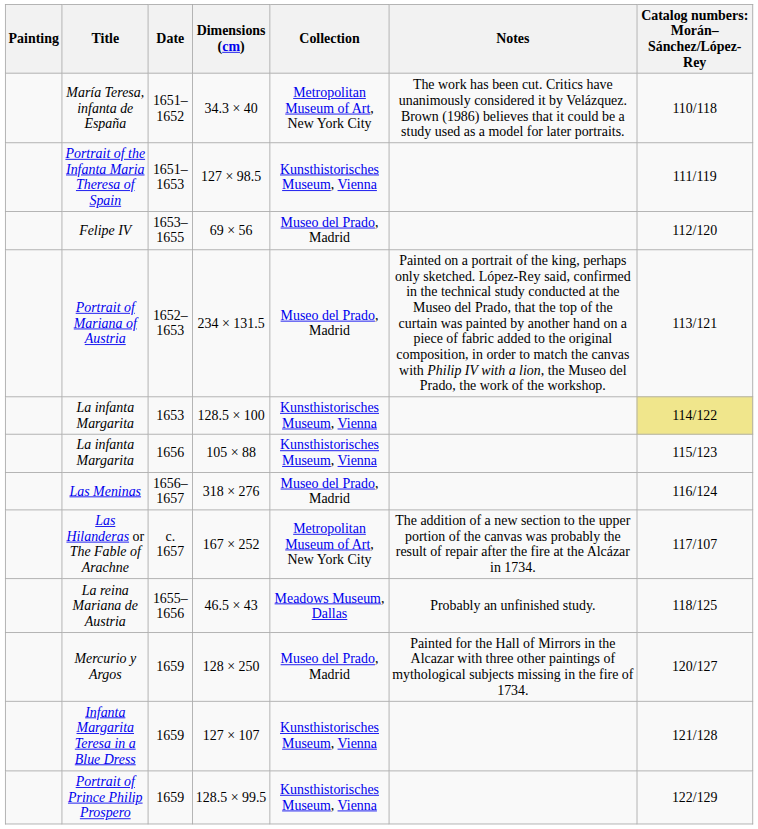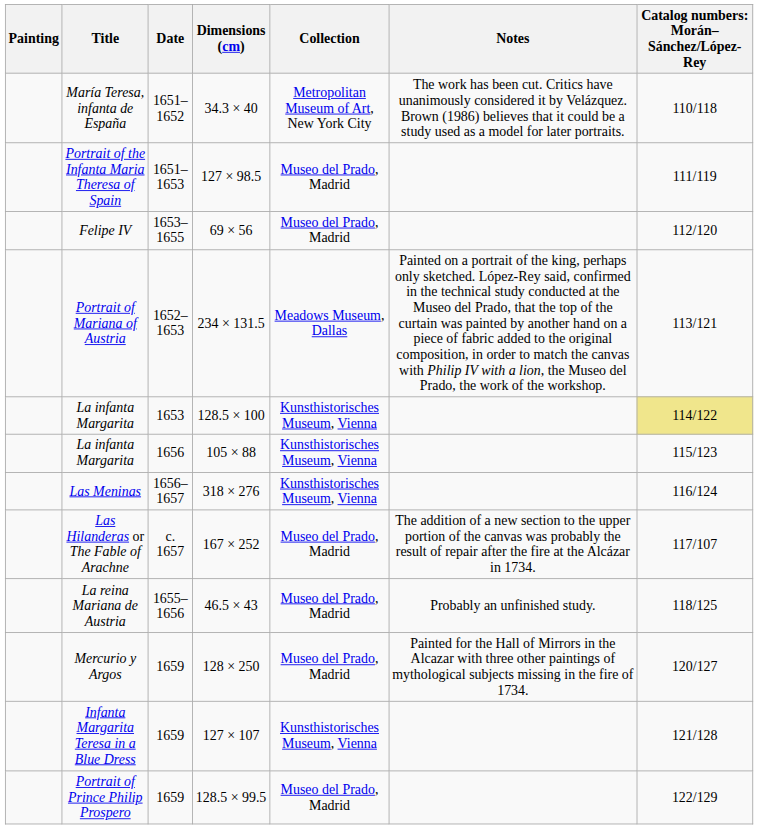(330, 177) Kunsthistorisches Museum, Vienna -> (330, 177) Museo del Prado, Madrid
(330, 323) Museo del Prado, Madrid -> (330, 323) Meadows Museum, Dallas
(330, 491) Museo del Prado, Madrid -> (330, 491) Kunsthistorisches Museum, Vienna
(330, 544) Metropolitan Museum of Art, New York City -> (330, 544) Museo del Prado, Madrid
(330, 605) Meadows Museum, Dallas -> (330, 605) Museo del Prado, Madrid
(330, 797) Kunsthistorisches Museum, Vienna -> (330, 797) Museo del Prado, Madrid
